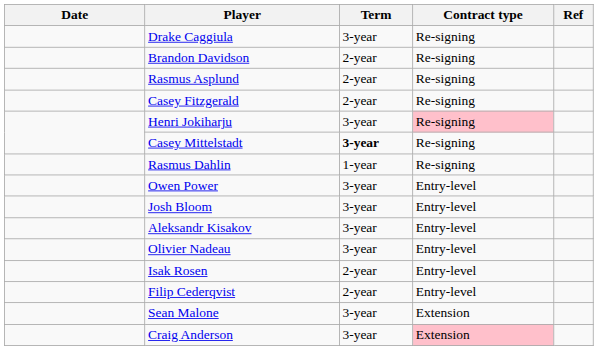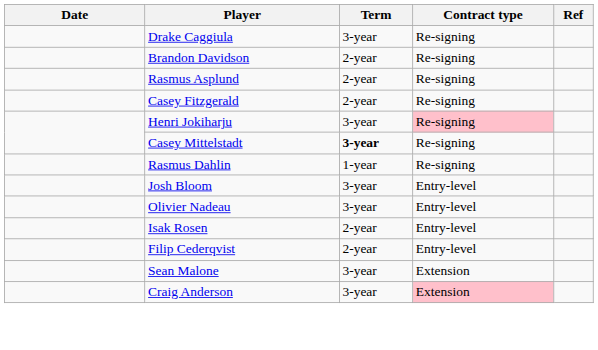- row: (183, 185)
- row: (200, 228)
